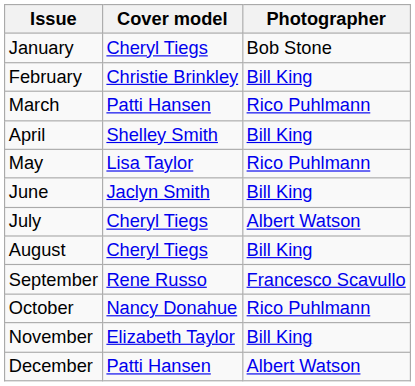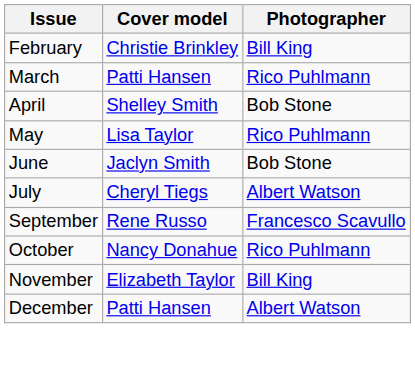- row: (41, 47)
(280, 134) Bill King -> (289, 105) Bob Stone
(280, 192) Bill King -> (289, 163) Bob Stone
- row: (37, 250)
